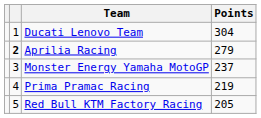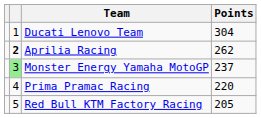(224, 50) 279 -> (224, 50) 262
(16, 68) no background -> (16, 68) lightgreen background
(224, 87) 219 -> (224, 87) 220
